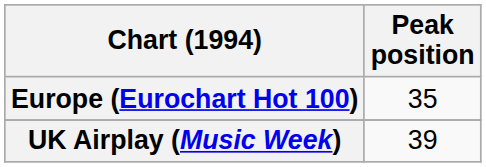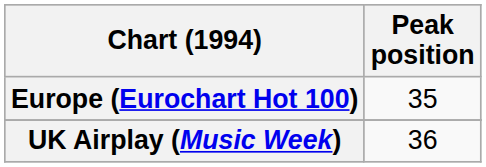(423, 140) 39 -> (423, 140) 36
